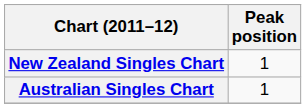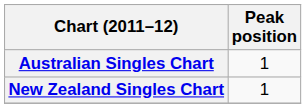rows swapped: (116, 90) <-> (116, 63)
